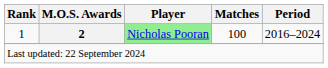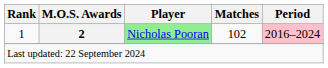(237, 33) 100 -> (237, 33) 102
(293, 33) no background -> (293, 33) pink background
